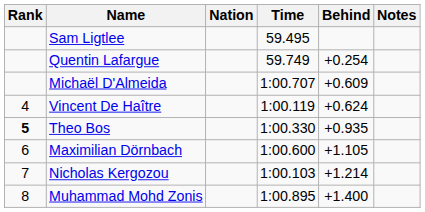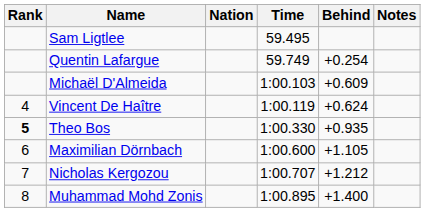(288, 83) 1:00.707 -> (288, 83) 1:00.103
(288, 173) 1:00.103 -> (288, 173) 1:00.707
(346, 173) +1.214 -> (346, 173) +1.212
